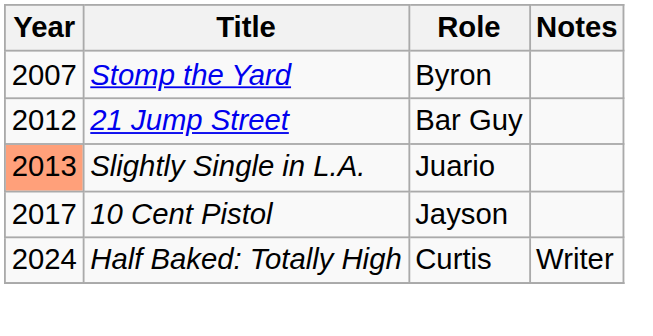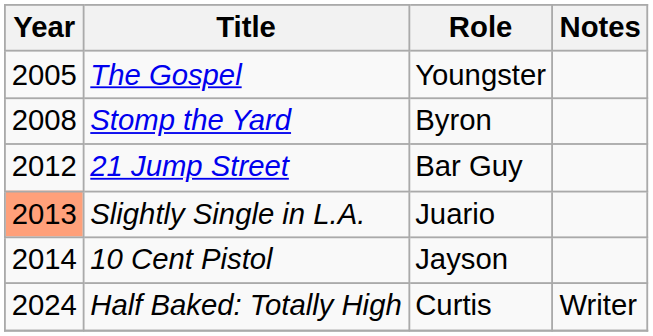+ row: (166, 74)
(44, 74) 2007 -> (44, 120) 2008
(44, 213) 2017 -> (44, 259) 2014
